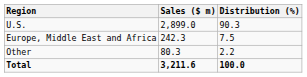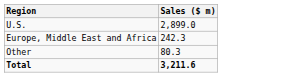- column: (260, 11)
